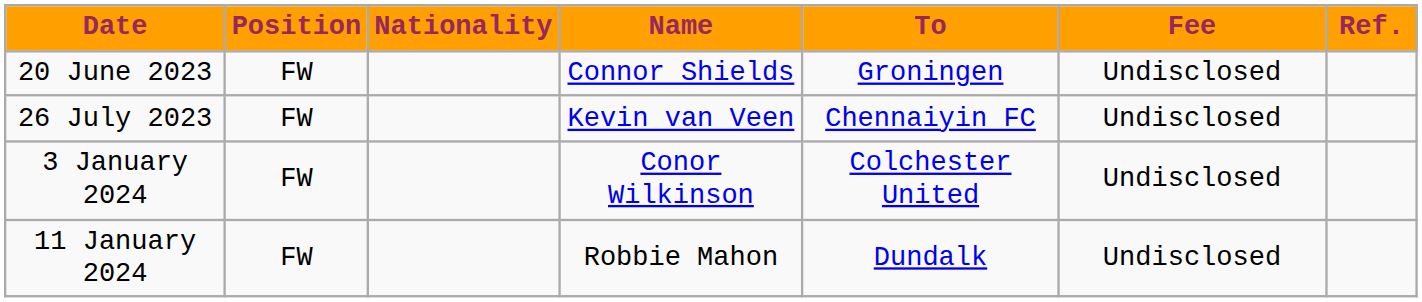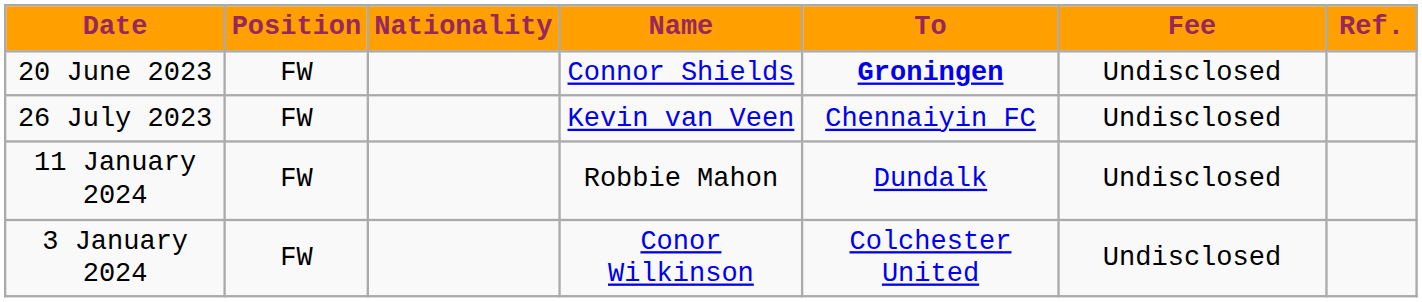(931, 73) normal -> (931, 73) bold
rows swapped: (115, 180) <-> (115, 258)
